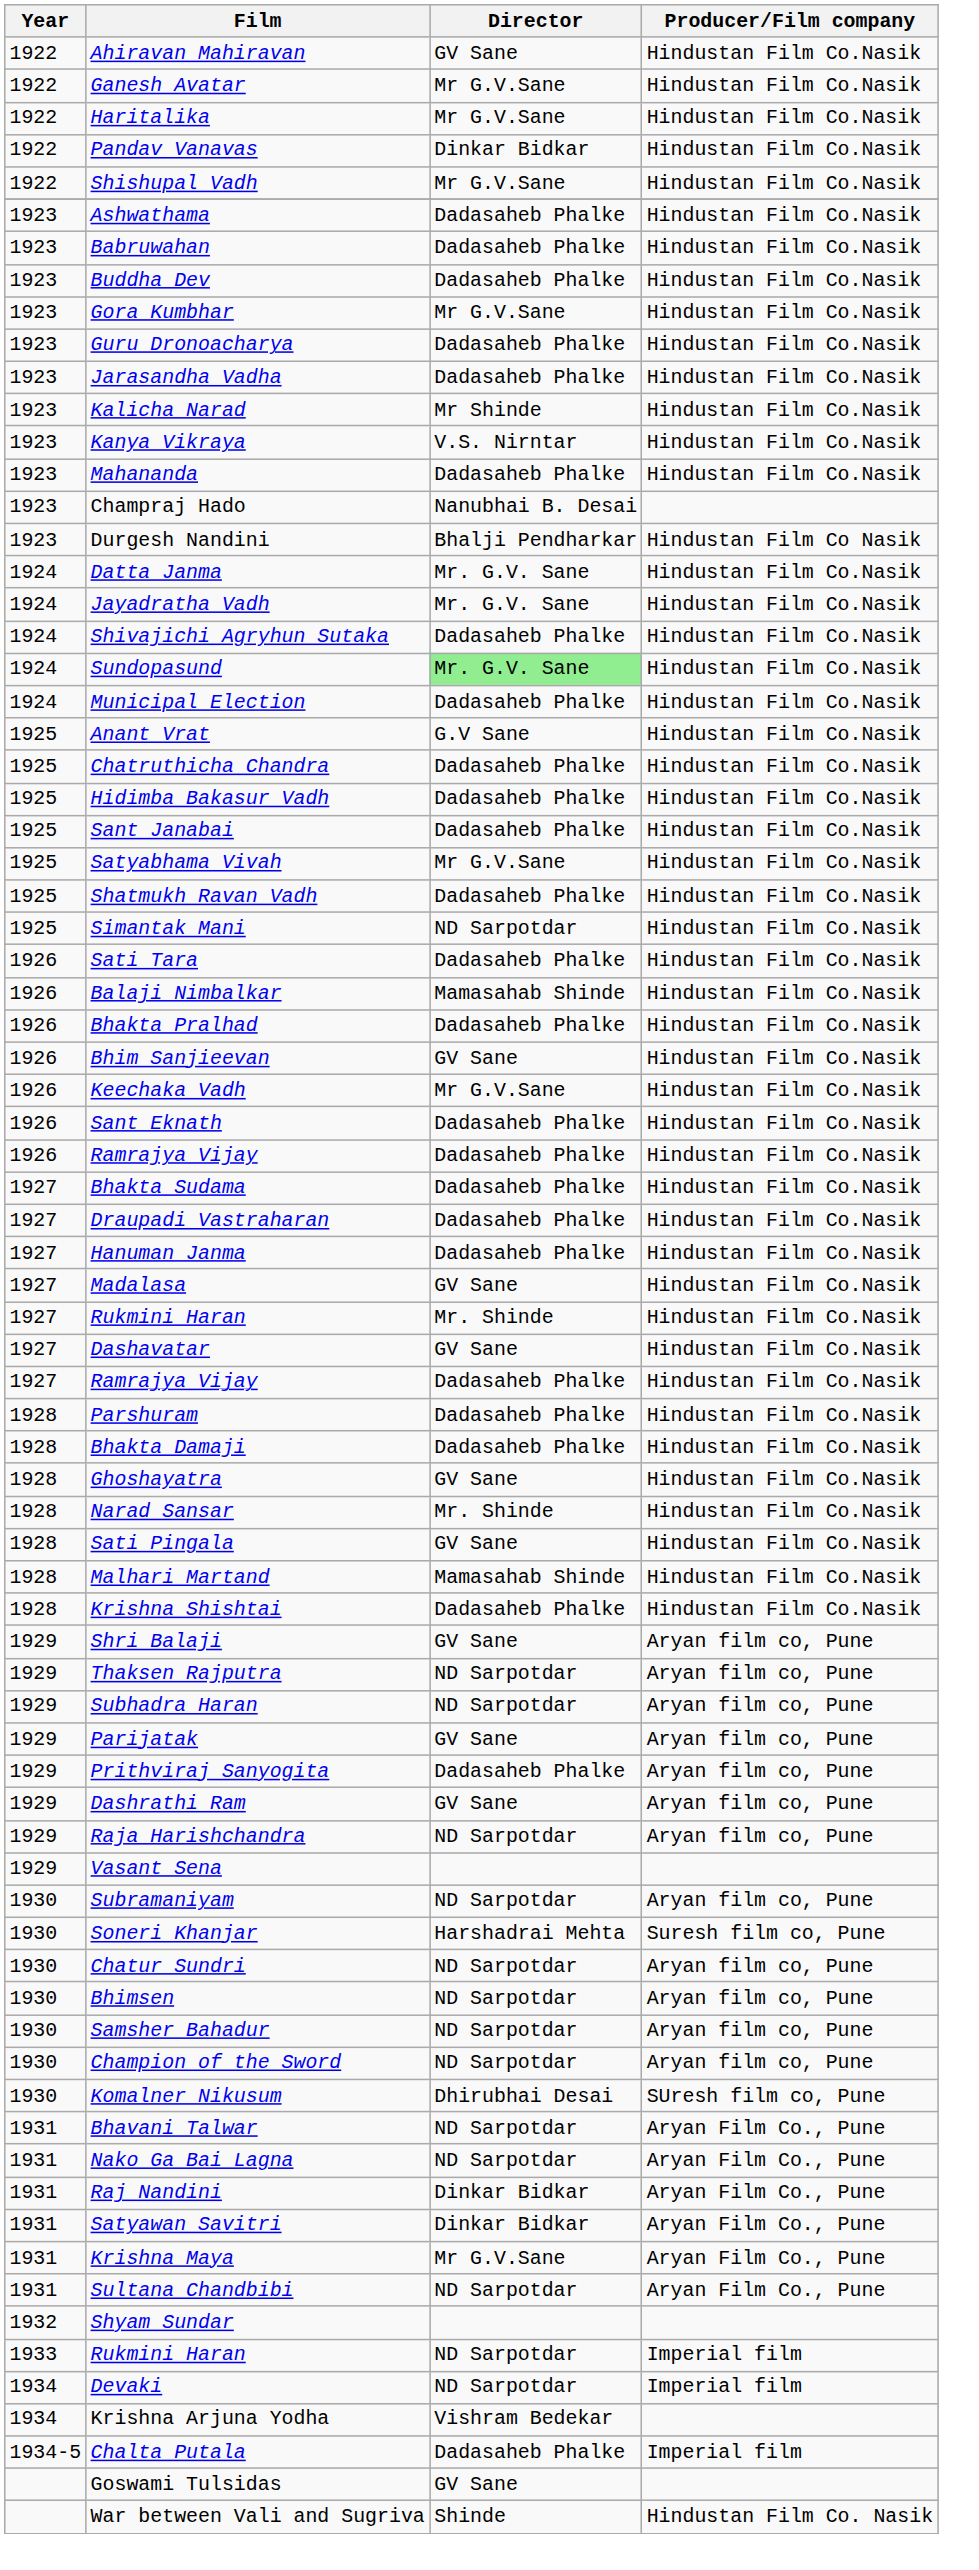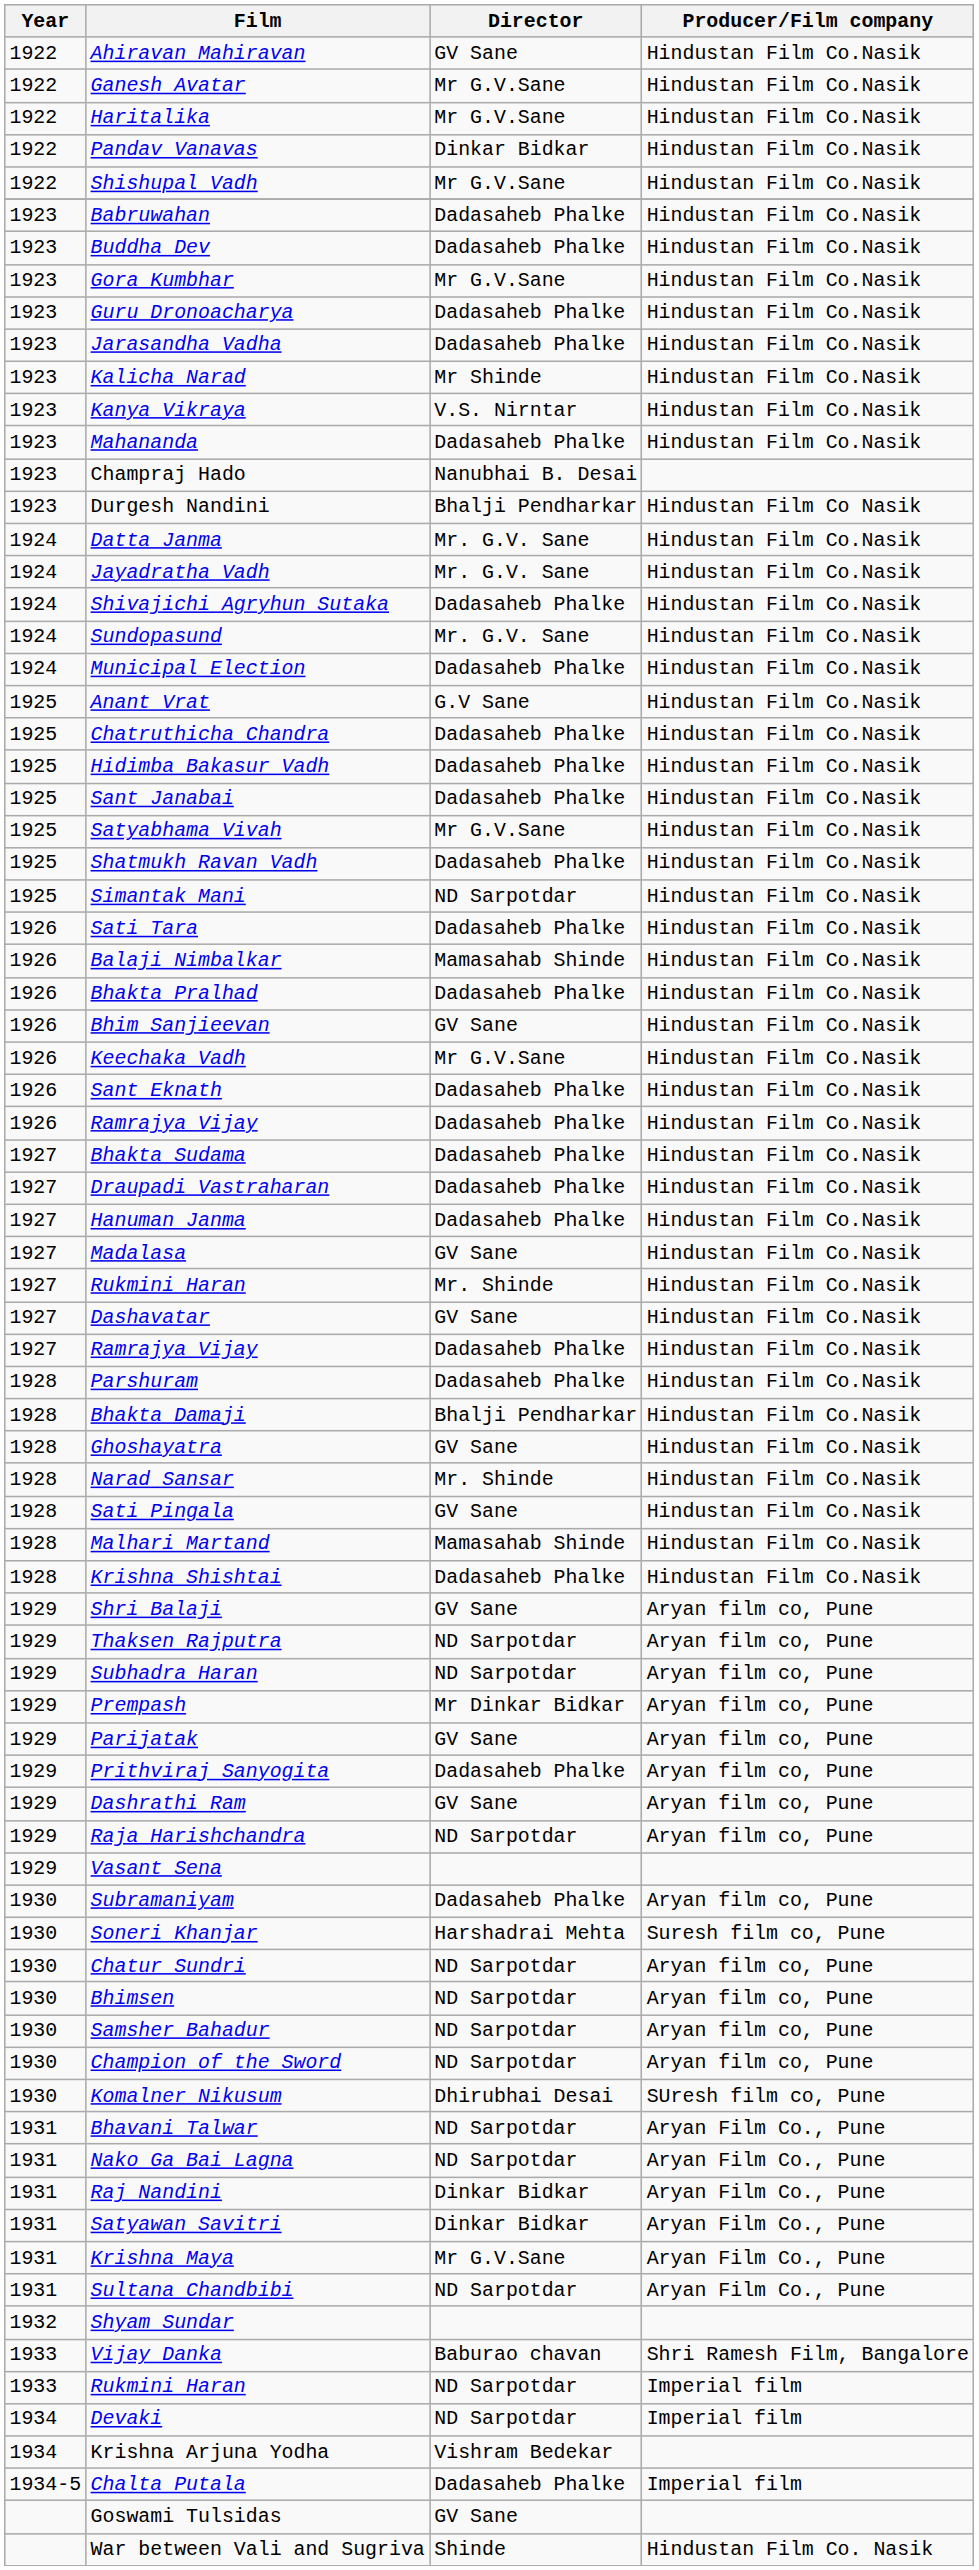- row: (33, 215)
(512, 669) lightgreen background -> (512, 637) no background
(530, 1447) Dadasaheb Phalke -> (536, 1415) Bhalji Pendharkar
+ row: (33, 1707)
(506, 1901) ND Sarpotdar -> (530, 1901) Dadasaheb Phalke
+ row: (33, 2355)
